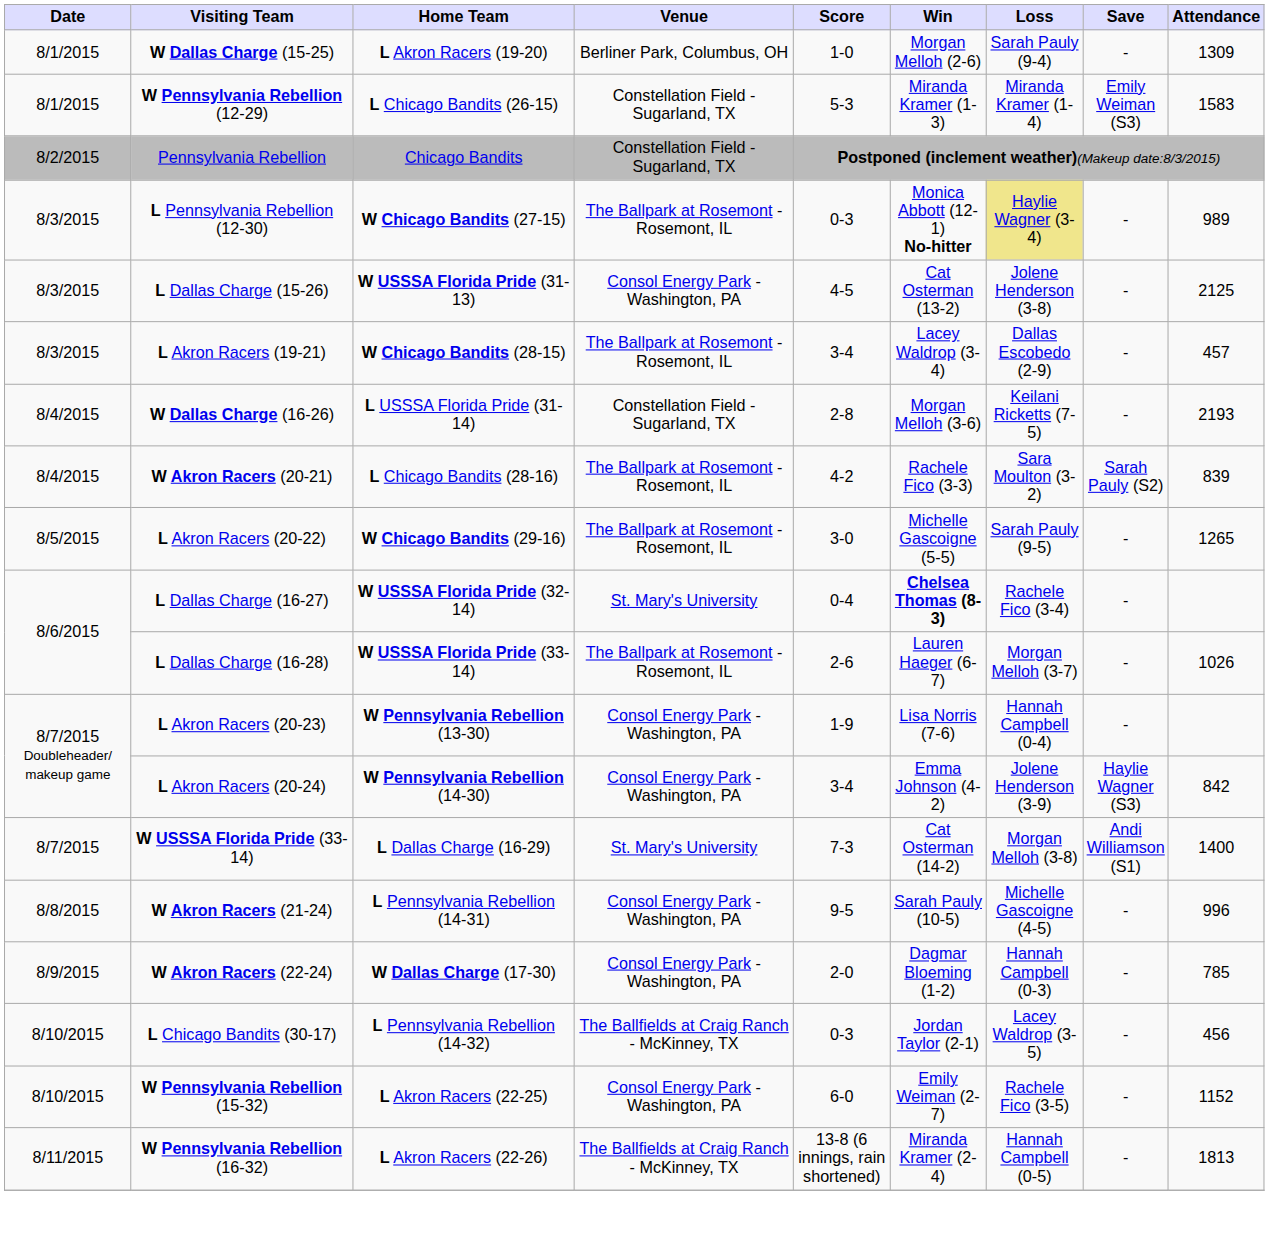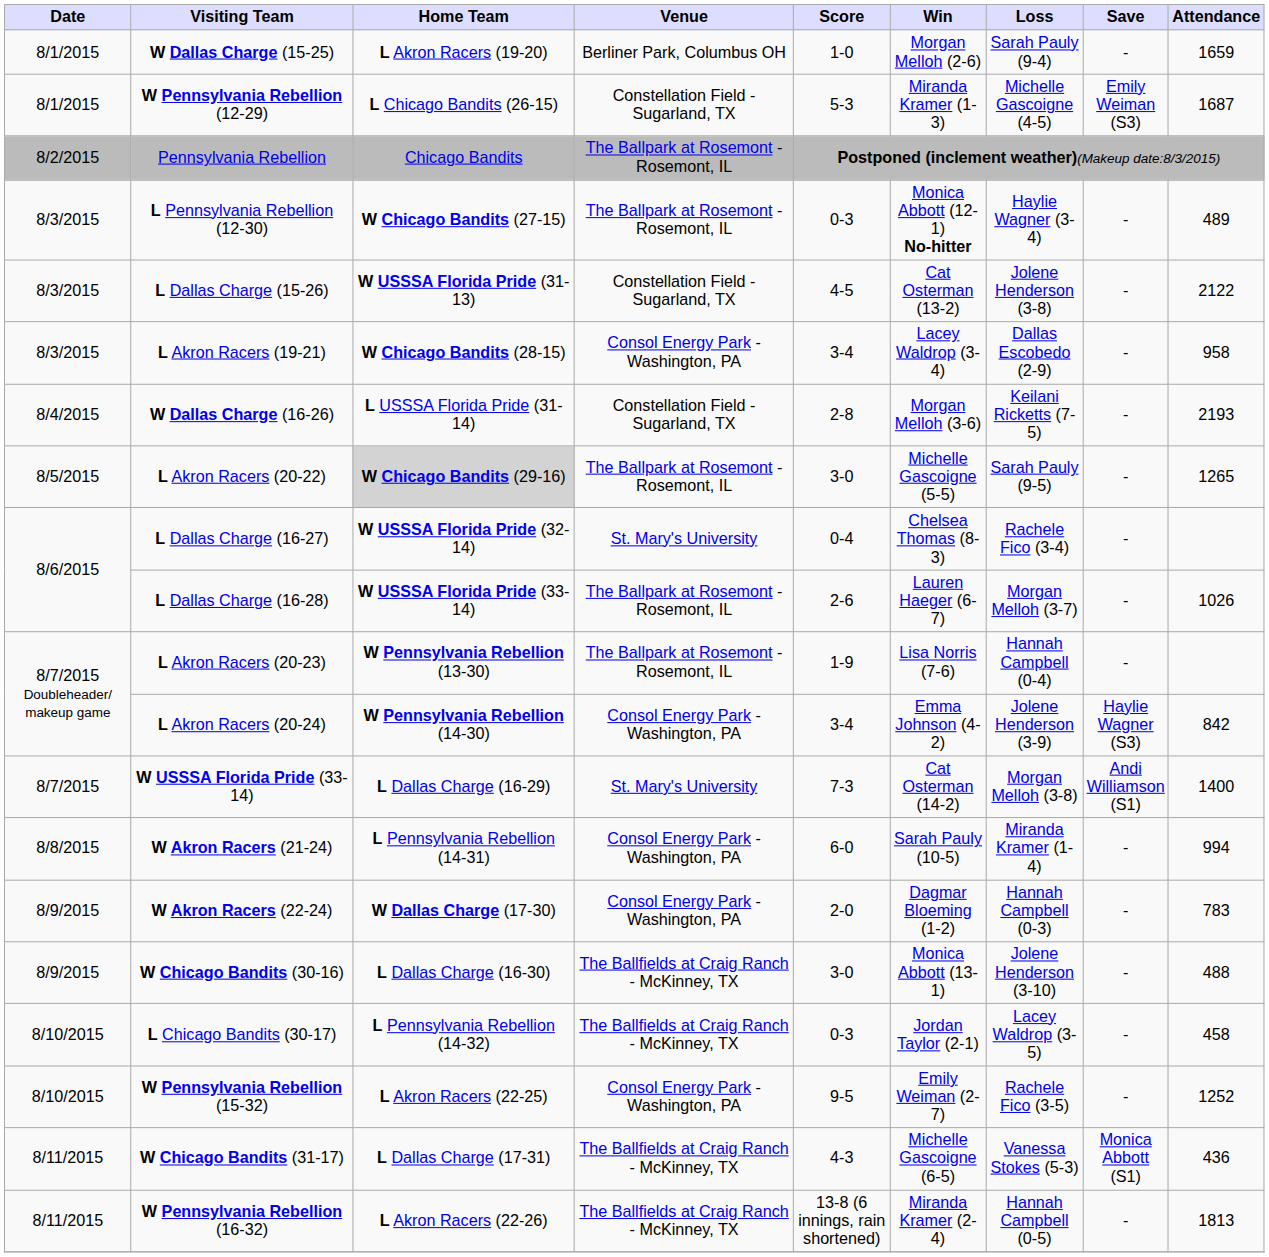(684, 52) Berliner Park, Columbus, OH -> (684, 52) Berliner Park, Columbus OH
(1216, 52) 1309 -> (1216, 52) 1659
(1035, 104) Miranda Kramer (1-4) -> (1035, 104) Michelle Gascoigne (4-5)
(1216, 104) 1583 -> (1216, 104) 1687
(684, 157) Constellation Field - Sugarland, TX -> (684, 157) The Ballpark at Rosemont - Rosemont, IL
(1035, 219) khaki background -> (1035, 219) no background
(1216, 219) 989 -> (1216, 219) 489
(684, 290) Consol Energy Park - Washington, PA -> (684, 290) Constellation Field - Sugarland, TX
(1216, 290) 2125 -> (1216, 290) 2122
(684, 352) The Ballpark at Rosemont - Rosemont, IL -> (684, 352) Consol Energy Park - Washington, PA
(1216, 352) 457 -> (1216, 352) 958
- row: (242, 476)
(464, 538) no background -> (464, 476) lightgrey background
(938, 600) bold -> (938, 538) normal
(684, 724) Consol Energy Park - Washington, PA -> (684, 662) The Ballpark at Rosemont - Rosemont, IL
(842, 910) 9-5 -> (842, 848) 6-0
(1035, 910) Michelle Gascoigne (4-5) -> (1035, 848) Miranda Kramer (1-4)
(1216, 910) 996 -> (1216, 848) 994
(1216, 972) 785 -> (1216, 910) 783
+ row: (242, 972)
(1216, 1034) 456 -> (1216, 1034) 458
(842, 1096) 6-0 -> (842, 1096) 9-5
(1216, 1096) 1152 -> (1216, 1096) 1252
+ row: (242, 1158)
